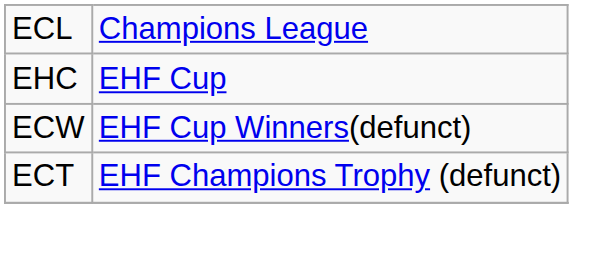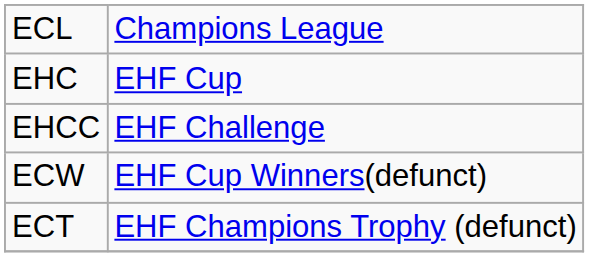+ row: (56, 127)
